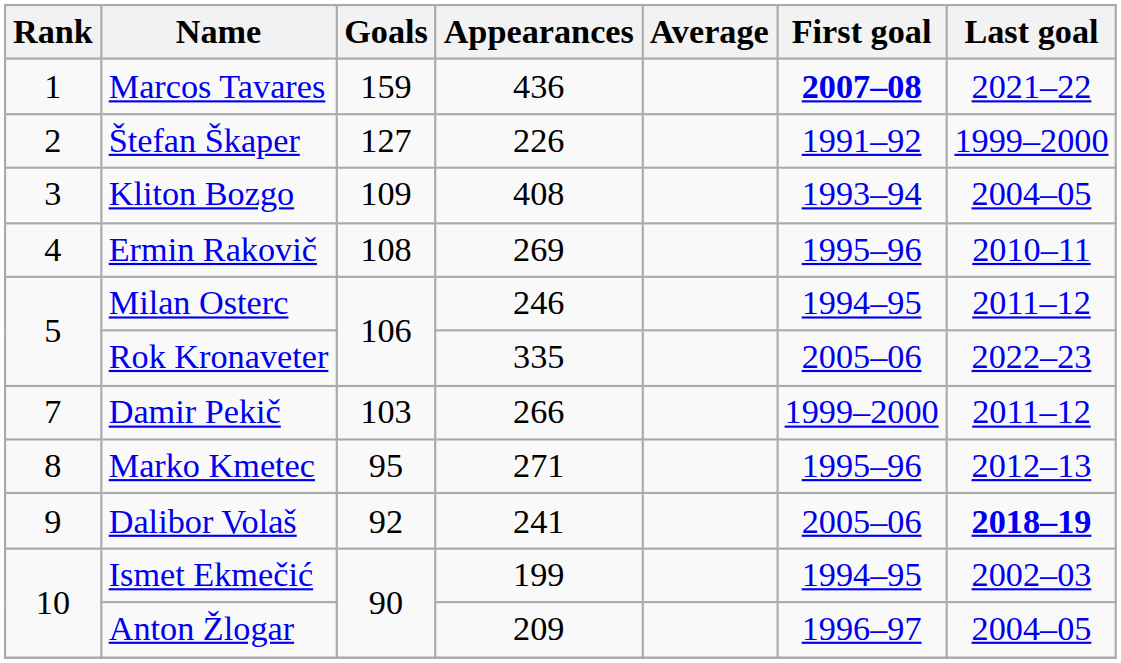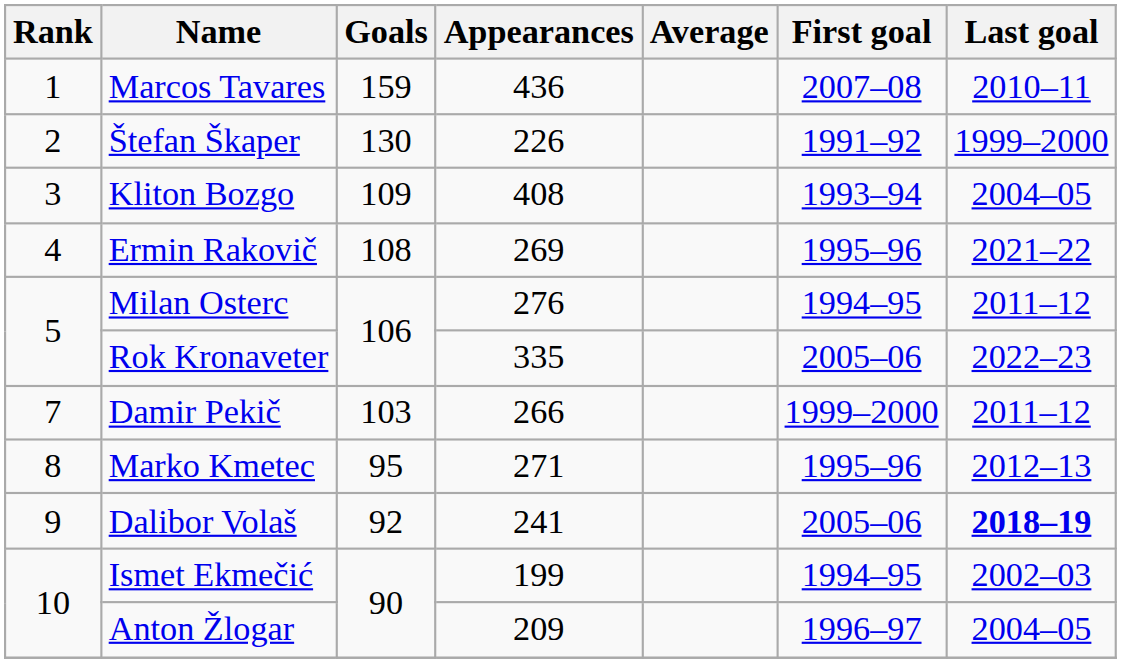(862, 85) bold -> (862, 85) normal
(1031, 85) 2021–22 -> (1031, 85) 2010–11
(386, 140) 127 -> (386, 140) 130
(1031, 248) 2010–11 -> (1031, 248) 2021–22
(539, 303) 246 -> (539, 303) 276
